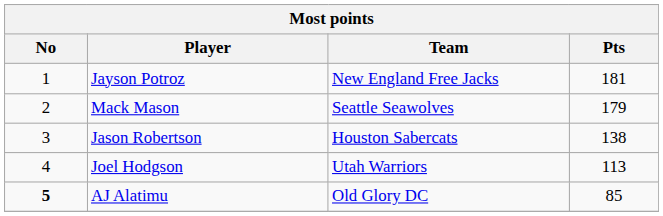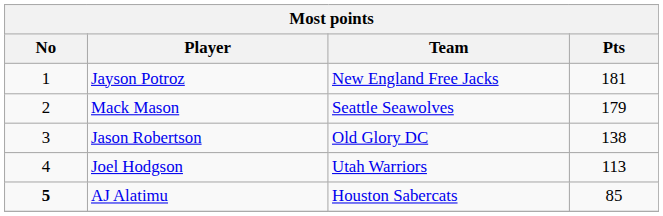(395, 137) Houston Sabercats -> (380, 137) Old Glory DC
(380, 196) Old Glory DC -> (395, 196) Houston Sabercats
